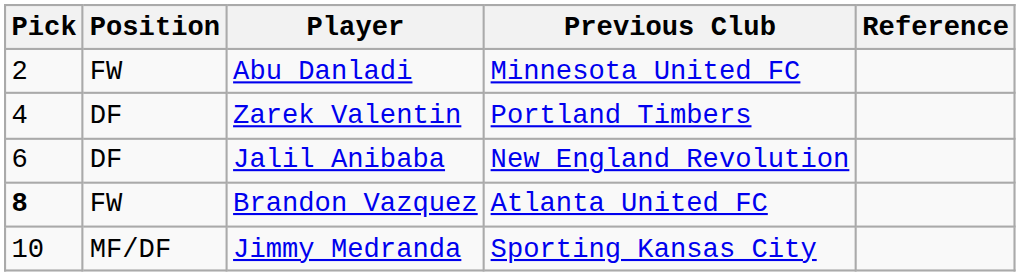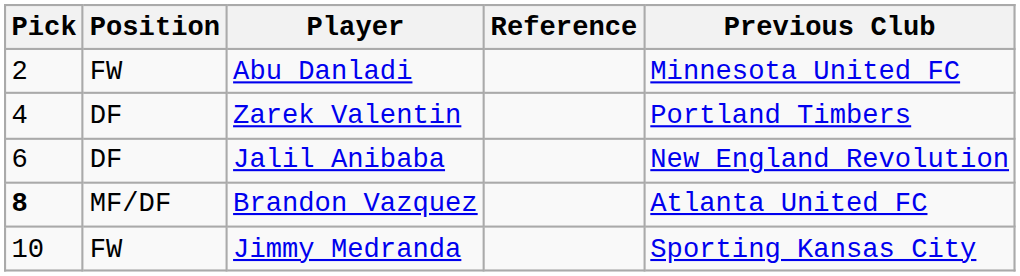columns swapped: (670, 27) <-> (936, 27)
(106, 204) FW -> (130, 204) MF/DF
(130, 249) MF/DF -> (106, 249) FW
